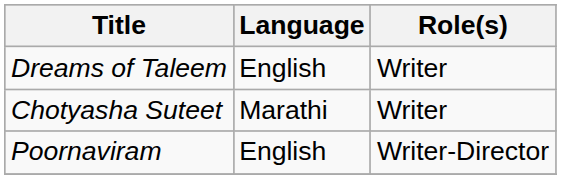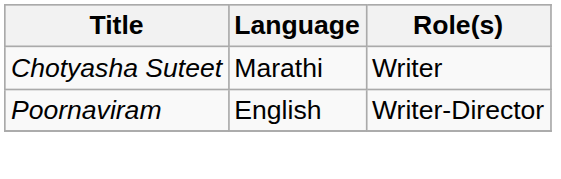- row: (119, 67)
